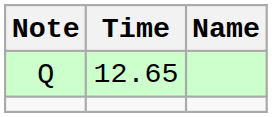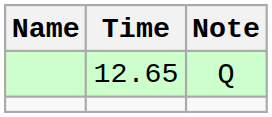columns swapped: (226, 28) <-> (46, 28)
